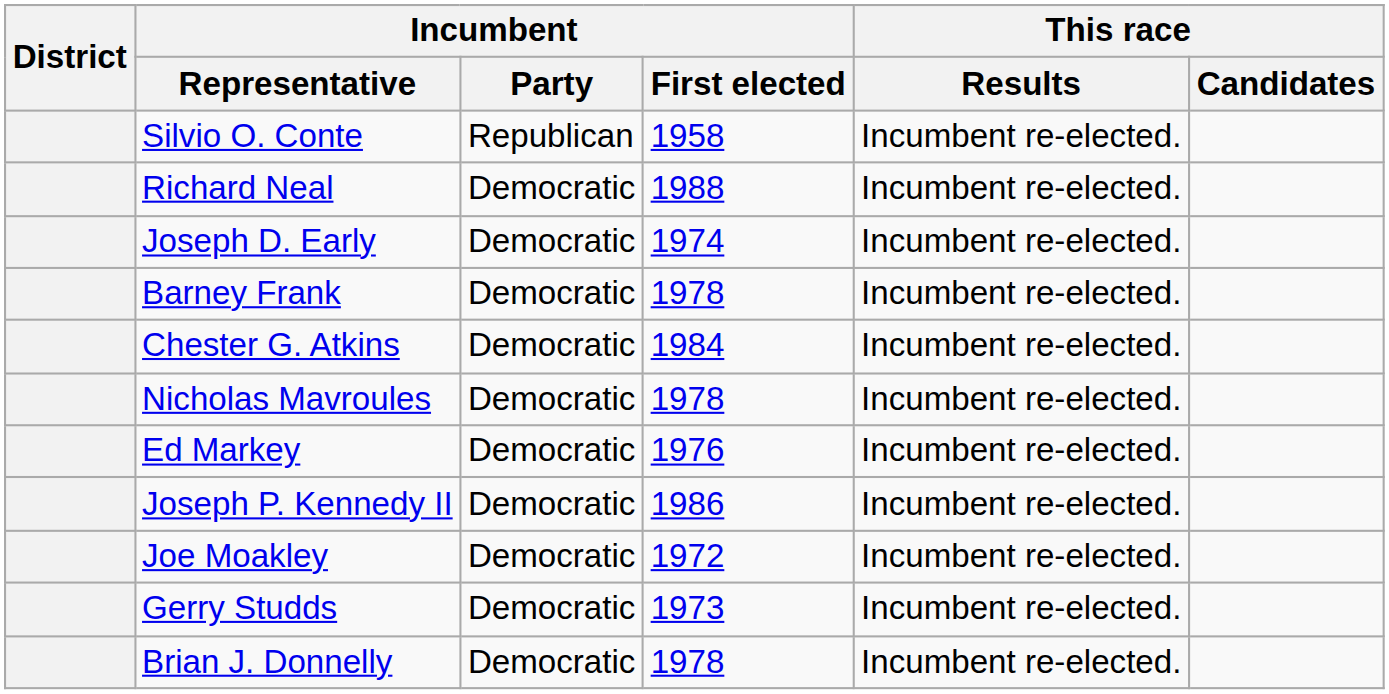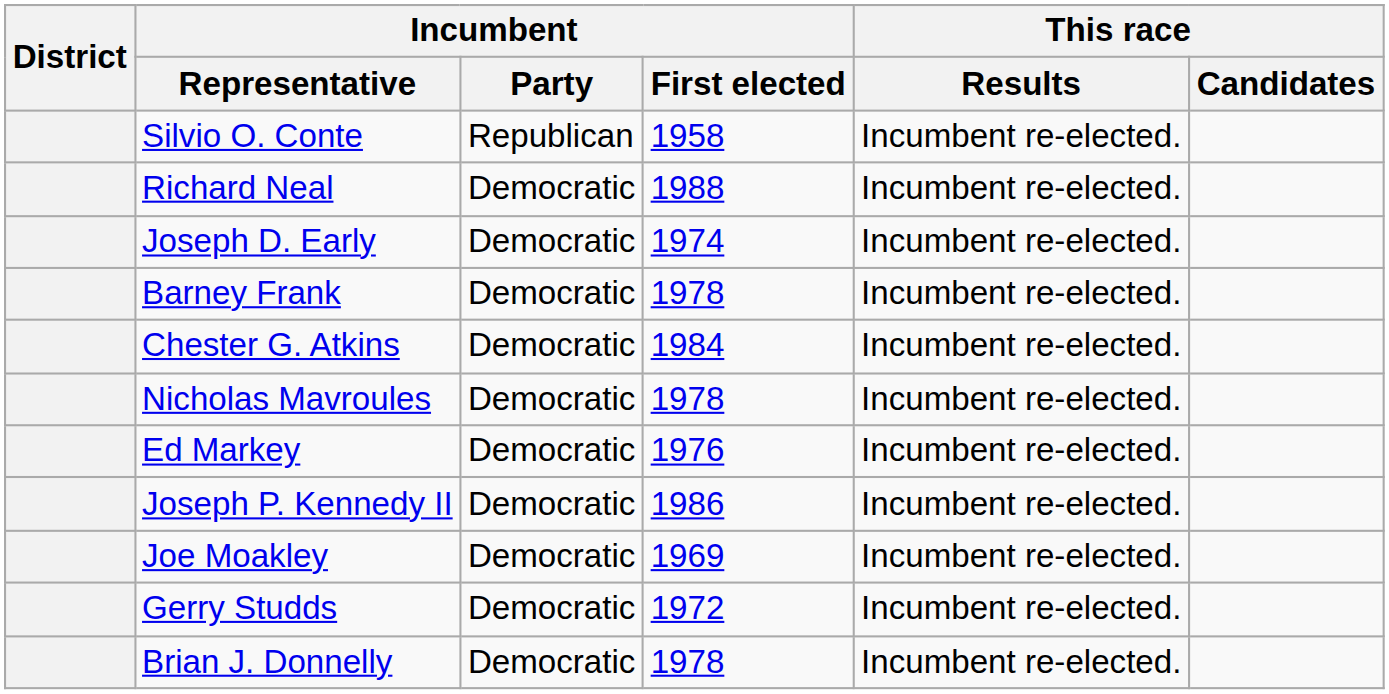(687, 556) 1972 -> (687, 556) 1969
(687, 608) 1973 -> (687, 608) 1972
